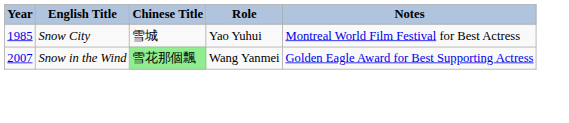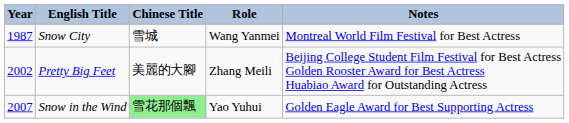(20, 35) 1985 -> (20, 35) 1987
(235, 35) Yao Yuhui -> (244, 35) Wang Yanmei
+ row: (77, 71)
(244, 58) Wang Yanmei -> (235, 106) Yao Yuhui
